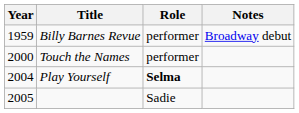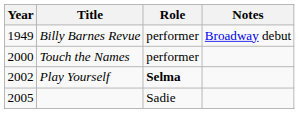(21, 35) 1959 -> (21, 35) 1949
(21, 77) 2004 -> (21, 77) 2002
